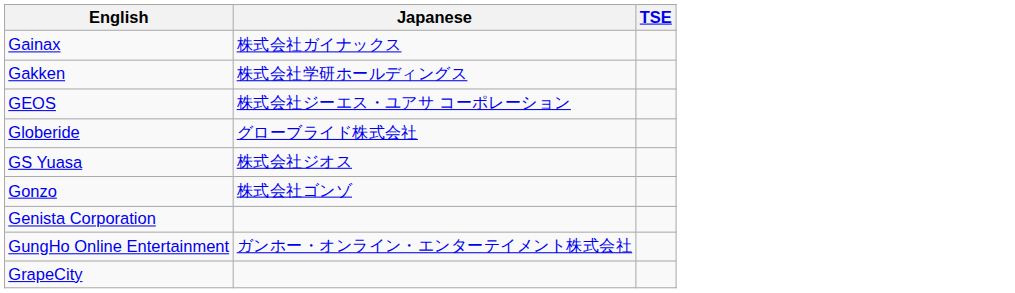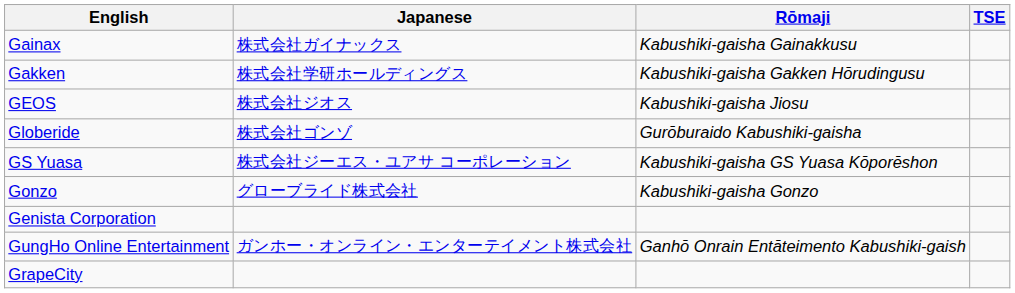+ column: (803, 17)
(404, 103) 株式会社ジーエス・ユアサ コーポレーション -> (294, 103) 株式会社ジオス
(327, 132) グローブライド株式会社 -> (294, 132) 株式会社ゴンゾ
(294, 161) 株式会社ジオス -> (404, 161) 株式会社ジーエス・ユアサ コーポレーション
(294, 190) 株式会社ゴンゾ -> (327, 190) グローブライド株式会社
